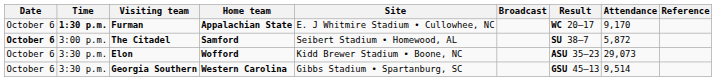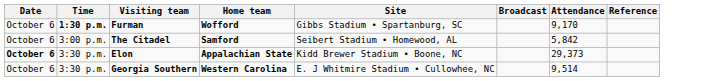- column: (575, 12)
(247, 26) Appalachian State -> (220, 26) Wofford
(395, 26) E. J Whitmire Stadium • Cullowhee, NC -> (379, 26) Gibbs Stadium • Spartanburg, SC
(31, 41) bold -> (31, 41) normal
(617, 41) 5,872 -> (565, 41) 5,842
(31, 55) normal -> (31, 55) bold
(220, 55) Wofford -> (247, 55) Appalachian State
(620, 55) 29,073 -> (567, 55) 29,373
(379, 69) Gibbs Stadium • Spartanburg, SC -> (395, 69) E. J Whitmire Stadium • Cullowhee, NC
